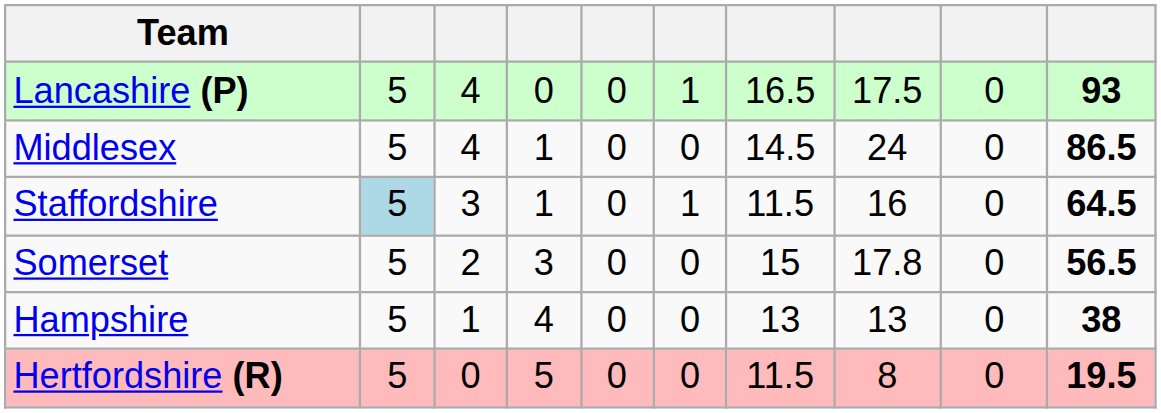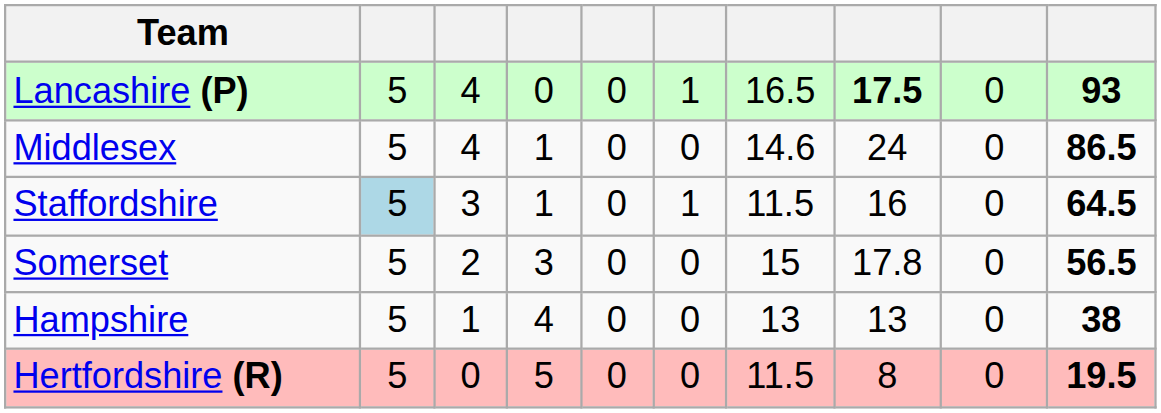(887, 90) normal -> (887, 90) bold
(780, 147) 14.5 -> (780, 147) 14.6
